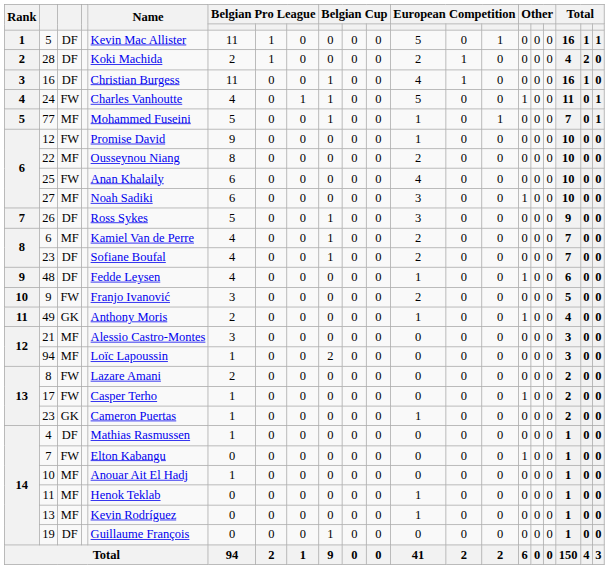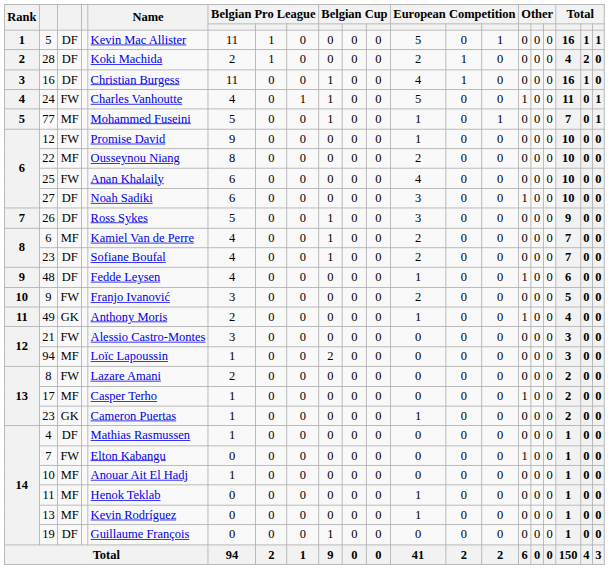(70, 198) MF -> (70, 198) DF
(70, 336) MF -> (70, 336) FW
(70, 396) FW -> (70, 396) MF
